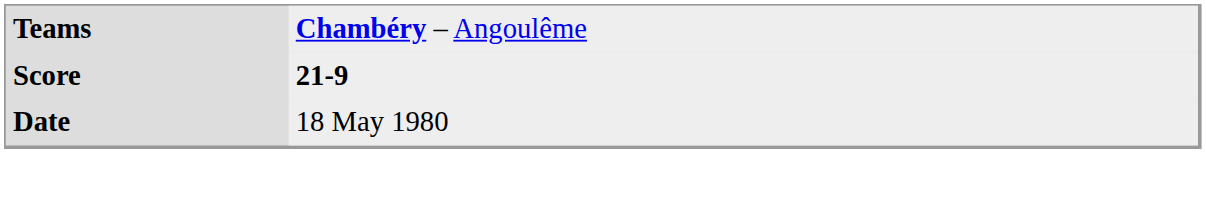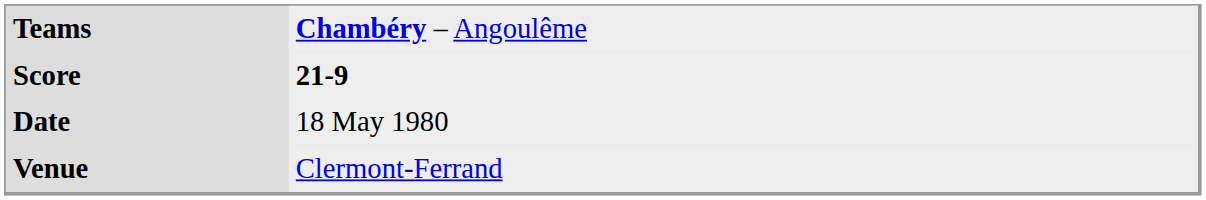+ row: (51, 168)
